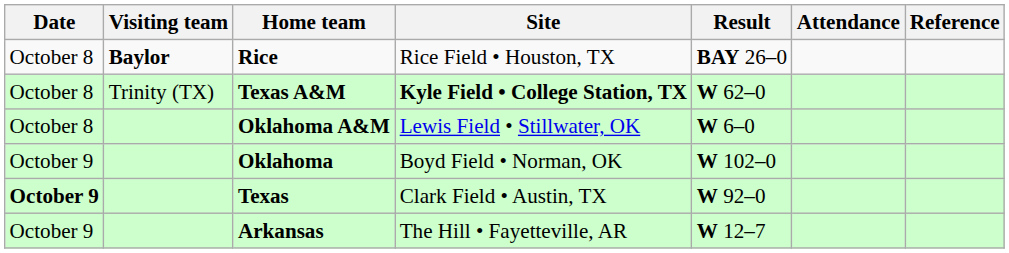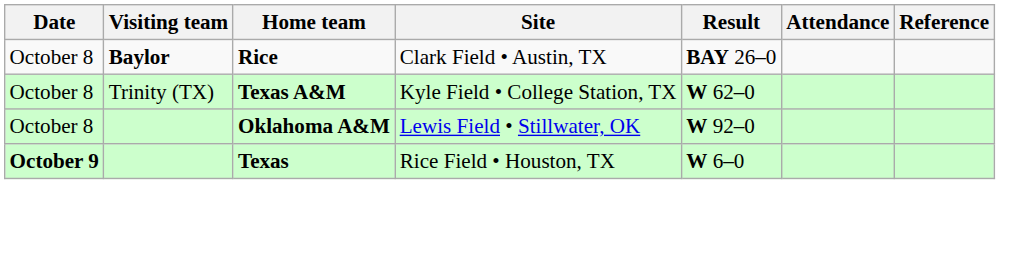(507, 56) Rice Field • Houston, TX -> (503, 56) Clark Field • Austin, TX
(543, 91) bold -> (538, 91) normal
(726, 126) W 6–0 -> (721, 126) W 92–0
- row: (286, 161)
(503, 196) Clark Field • Austin, TX -> (507, 161) Rice Field • Houston, TX
(731, 196) W 92–0 -> (715, 161) W 6–0
- row: (281, 231)
